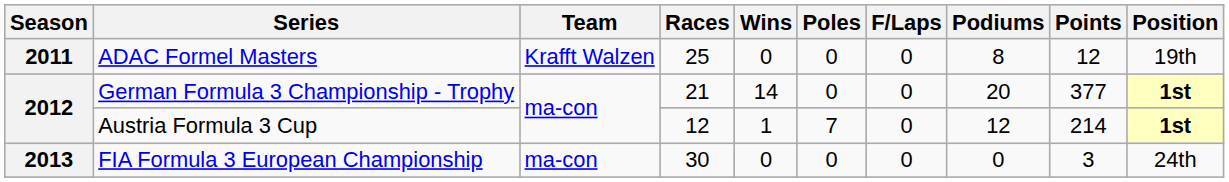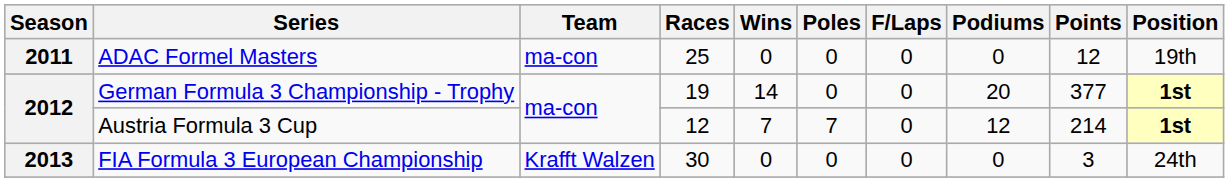(590, 56) Krafft Walzen -> (561, 56) ma-con
(998, 56) 8 -> (998, 56) 0
(697, 91) 21 -> (697, 91) 19
(766, 125) 1 -> (766, 125) 7
(561, 160) ma-con -> (590, 160) Krafft Walzen
